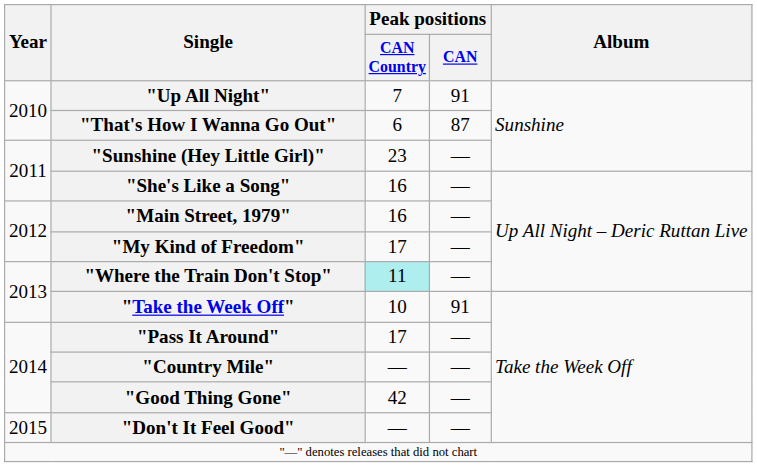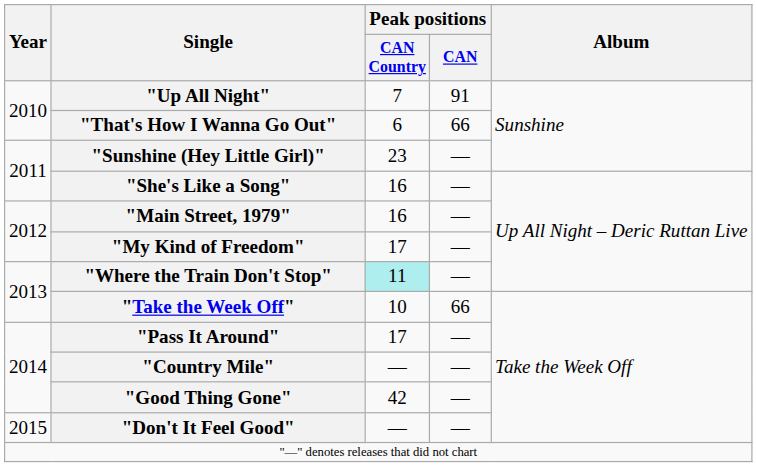(460, 125) 87 -> (460, 125) 66
(460, 306) 91 -> (460, 306) 66
